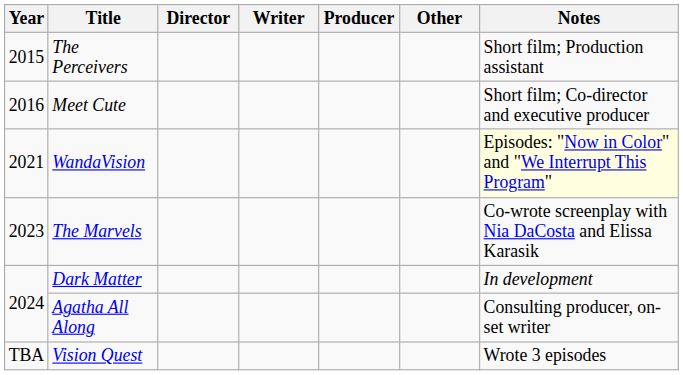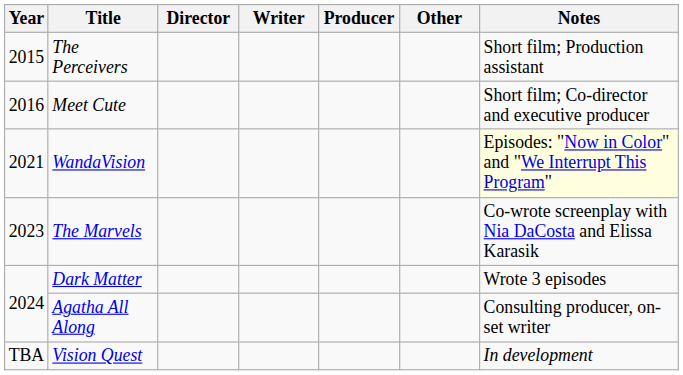(538, 279) In development -> (545, 279) Wrote 3 episodes
(545, 355) Wrote 3 episodes -> (538, 355) In development
